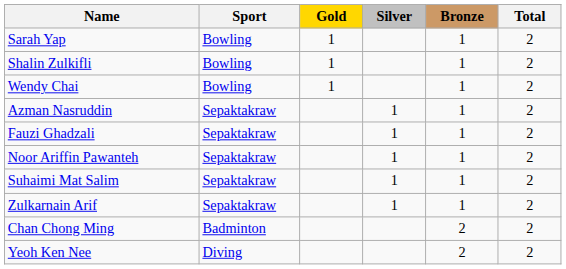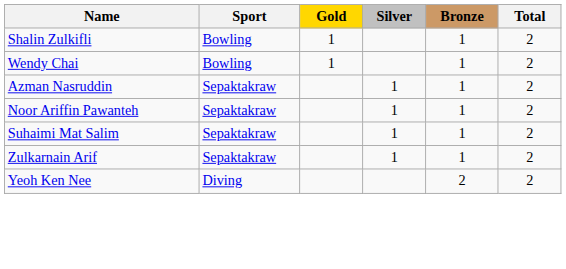- row: (37, 40)
- row: (51, 134)
- row: (61, 228)
